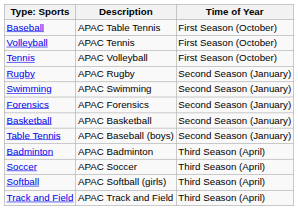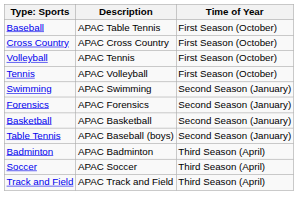+ row: (38, 43)
- row: (21, 74)
- row: (23, 182)
